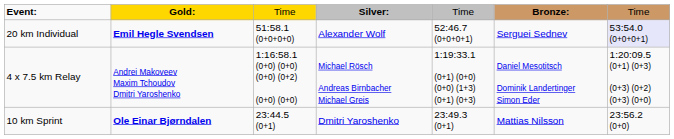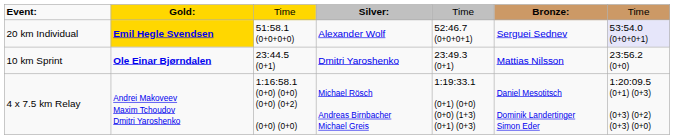(163, 33) no background -> (163, 33) gold background
rows swapped: (34, 120) <-> (44, 77)
